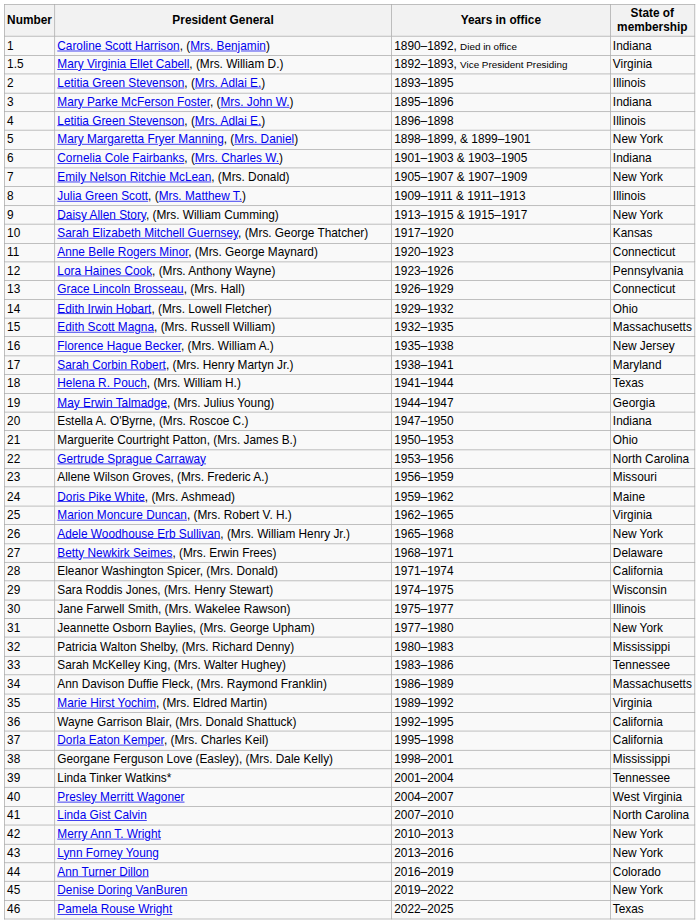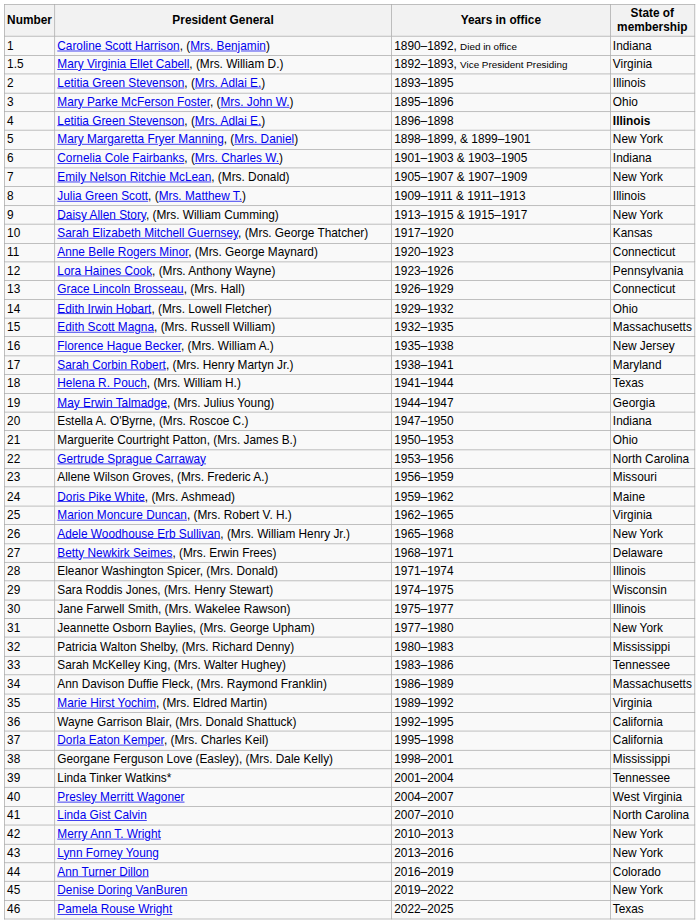(632, 102) Indiana -> (625, 102) Ohio
(629, 121) normal -> (632, 121) bold
(638, 571) California -> (629, 571) Illinois
